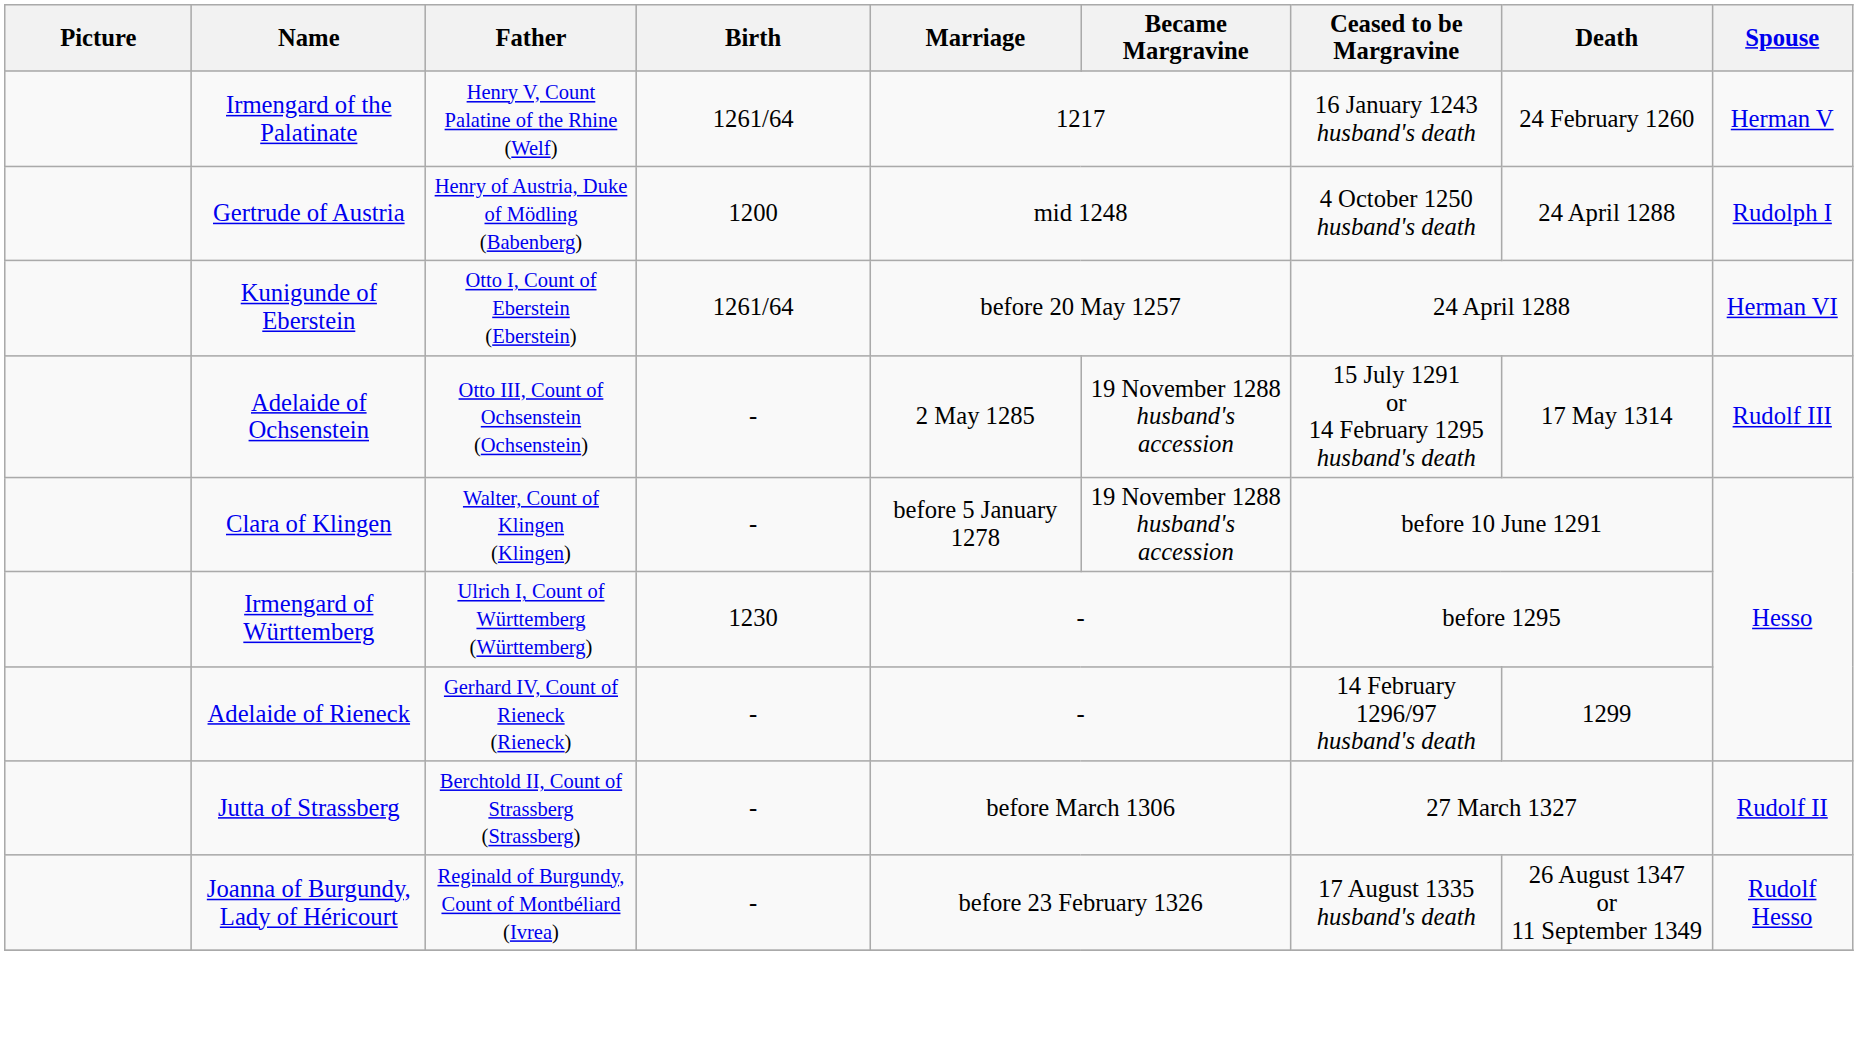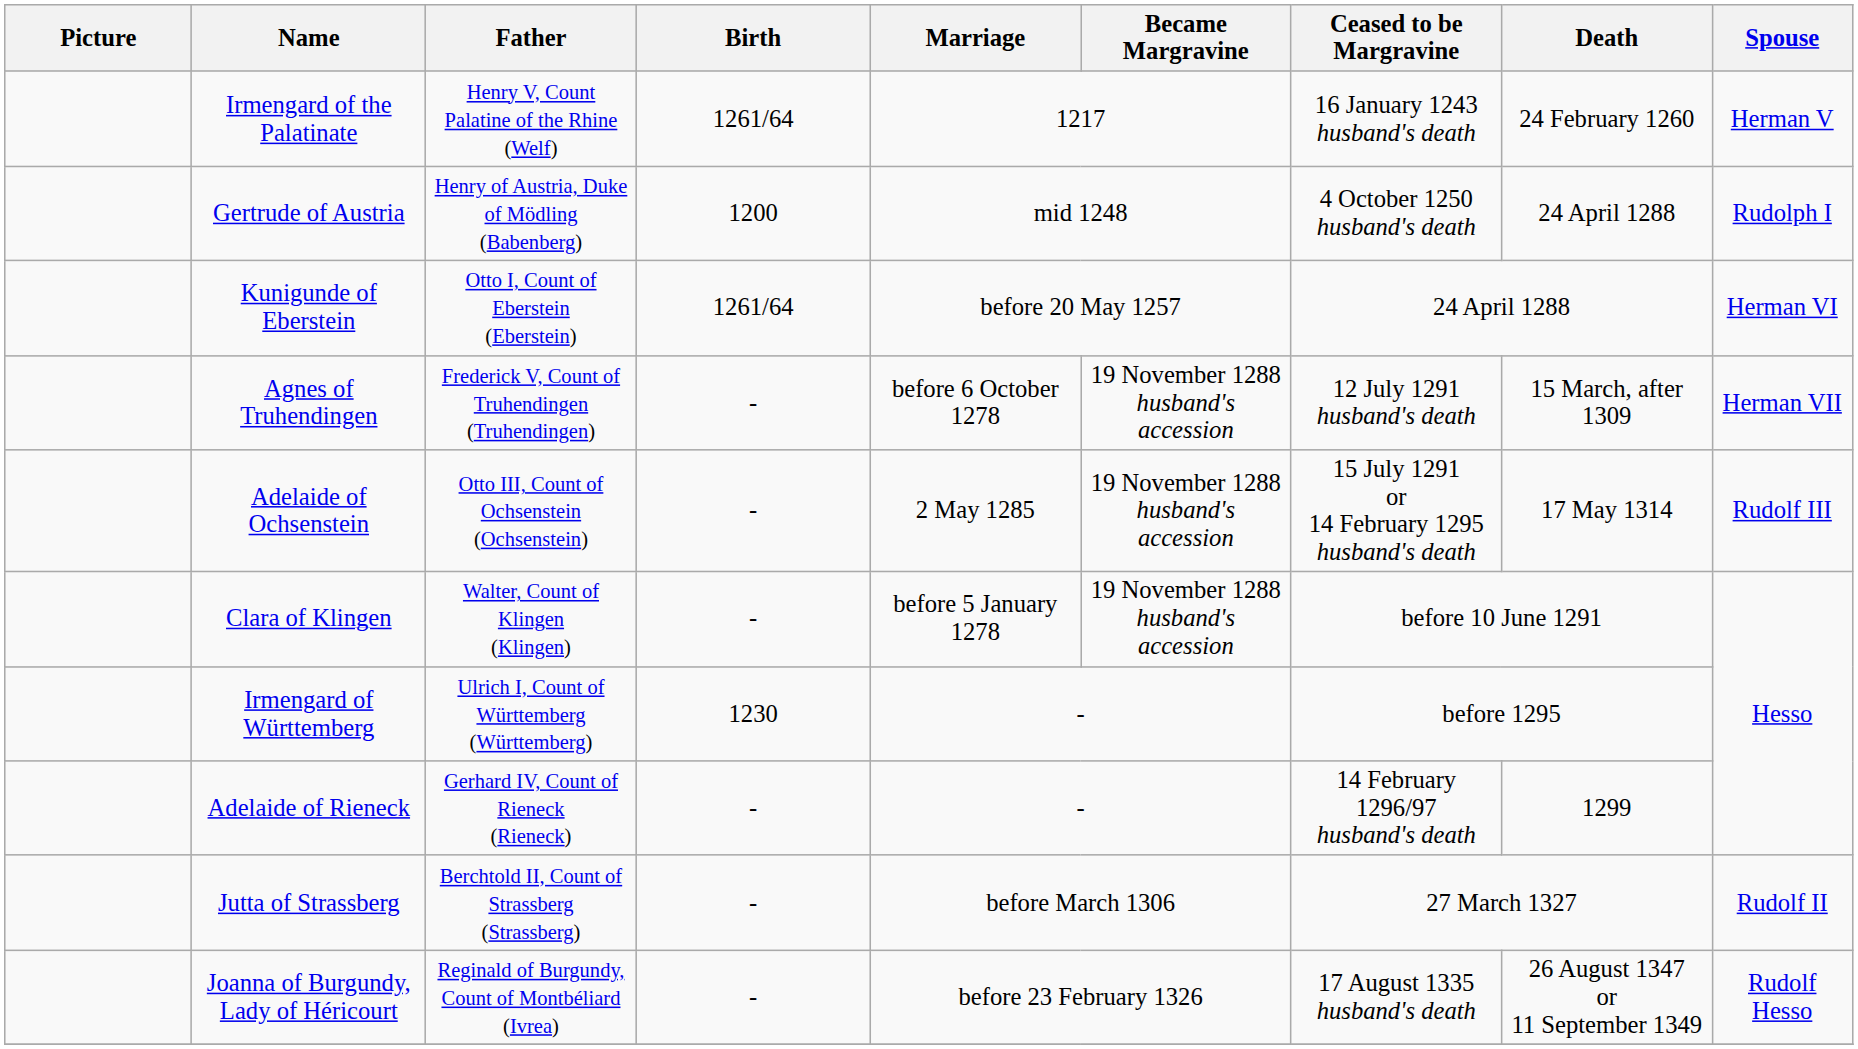+ row: (309, 402)
